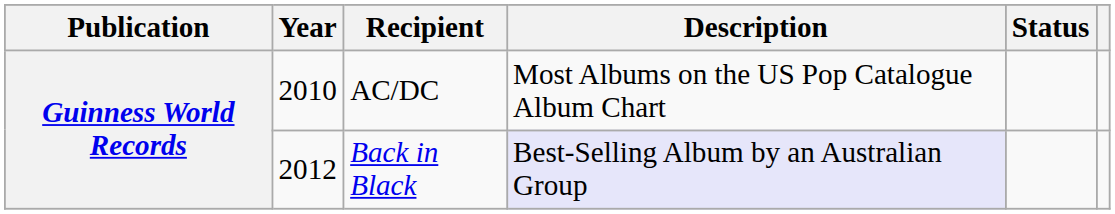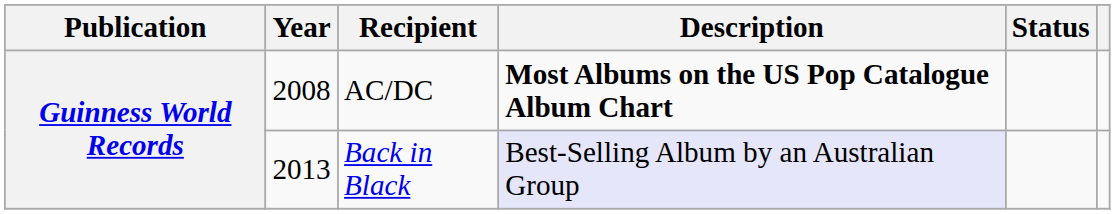(308, 90) 2010 -> (302, 90) 2008
(743, 90) normal -> (747, 90) bold
(308, 169) 2012 -> (302, 169) 2013
